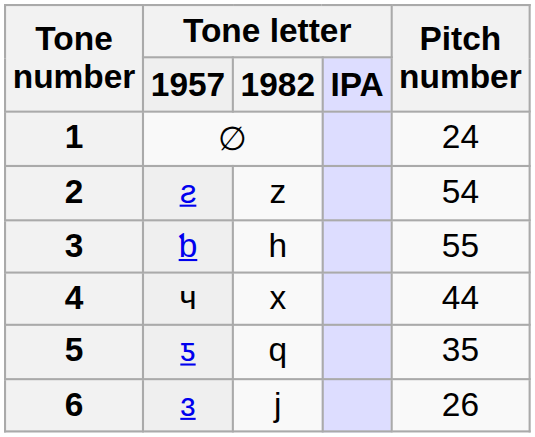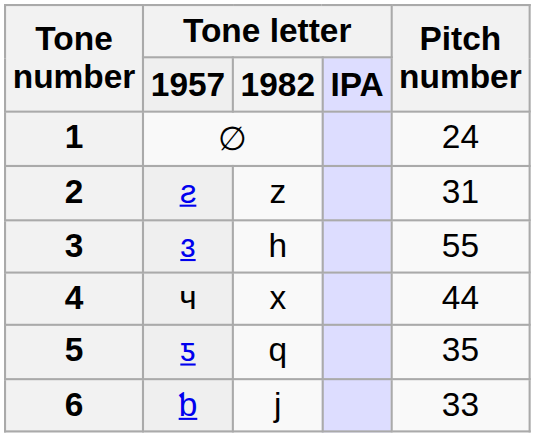(460, 192) 54 -> (460, 192) 31
(188, 245) ƅ -> (188, 245) ɜ
(188, 404) ɜ -> (188, 404) ƅ
(460, 404) 26 -> (460, 404) 33
